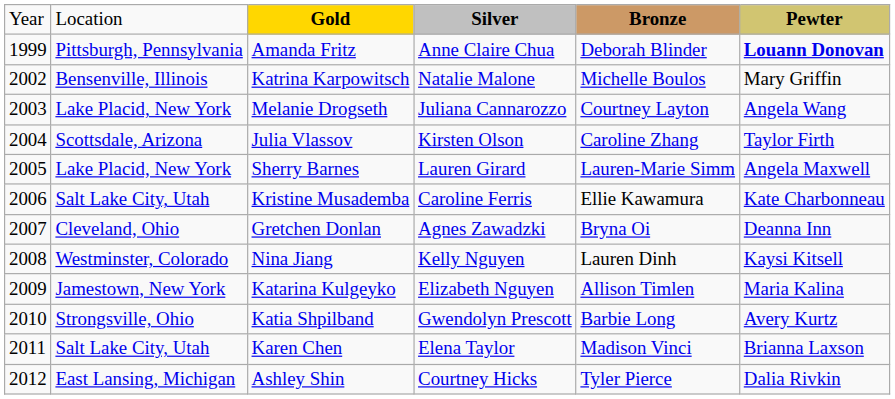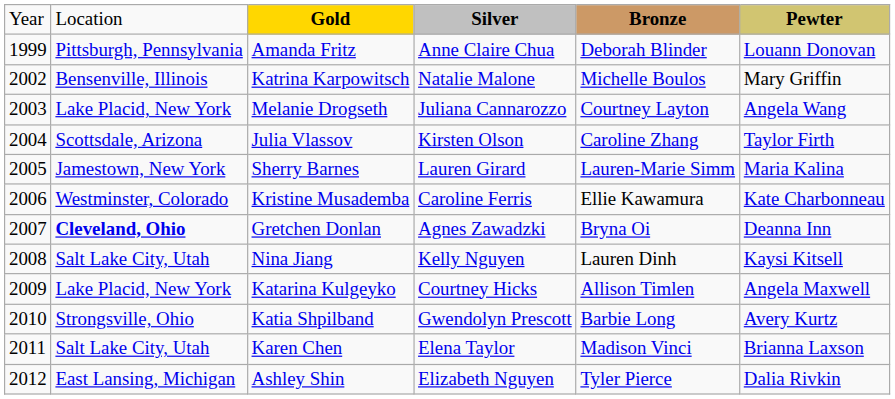(814, 49) bold -> (810, 49) normal
(143, 169) Lake Placid, New York -> (140, 169) Jamestown, New York
(807, 169) Angela Maxwell -> (794, 169) Maria Kalina
(132, 199) Salt Lake City, Utah -> (142, 199) Westminster, Colorado
(117, 229) normal -> (120, 229) bold
(142, 259) Westminster, Colorado -> (132, 259) Salt Lake City, Utah
(140, 288) Jamestown, New York -> (143, 288) Lake Placid, New York
(486, 288) Elizabeth Nguyen -> (478, 288) Courtney Hicks
(794, 288) Maria Kalina -> (807, 288) Angela Maxwell
(478, 378) Courtney Hicks -> (486, 378) Elizabeth Nguyen
